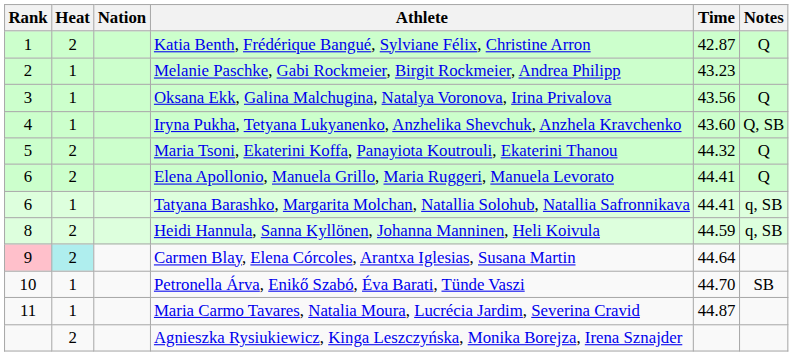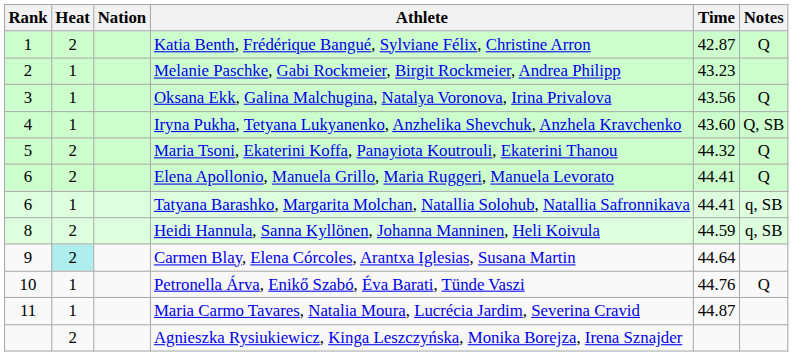(28, 257) pink background -> (28, 257) no background
(717, 284) 44.70 -> (717, 284) 44.76
(764, 284) SB -> (764, 284) Q
